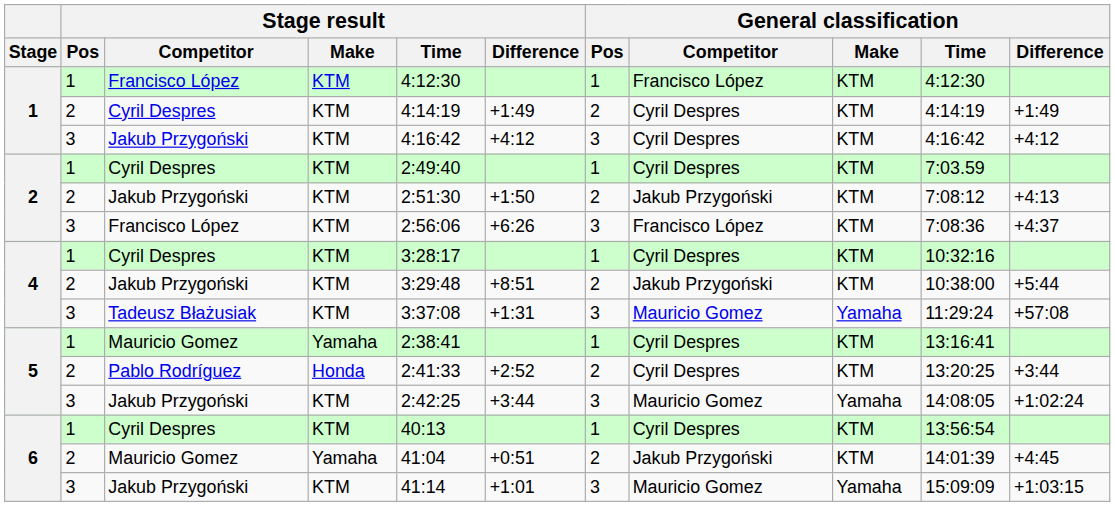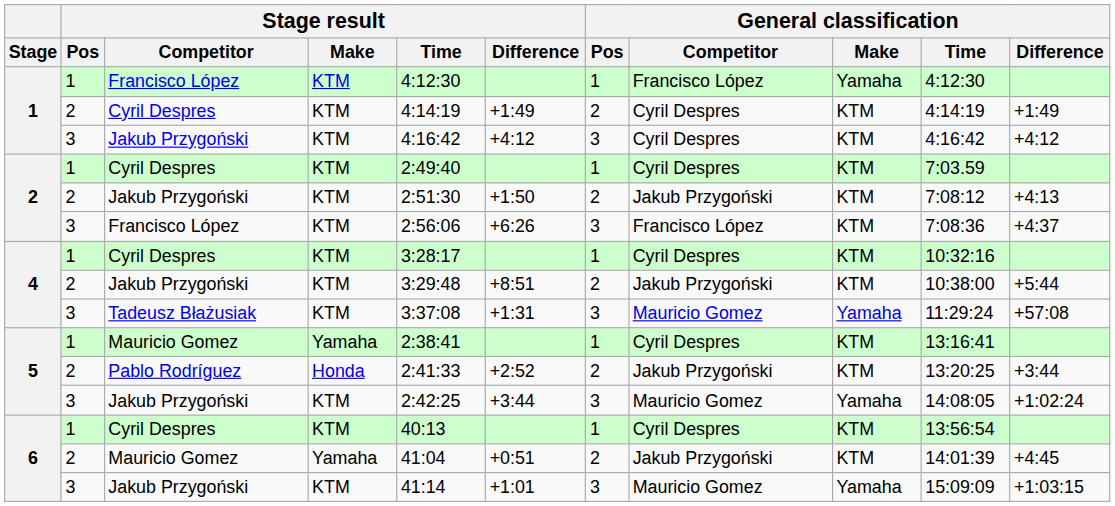(855, 81) KTM -> (869, 81) Yamaha
(686, 370) Cyril Despres -> (703, 370) Jakub Przygoński
